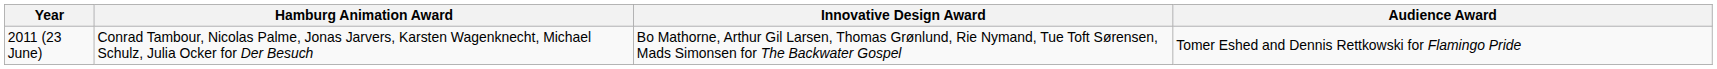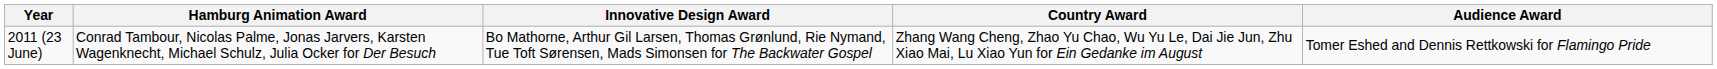+ column: (1098, 15)
